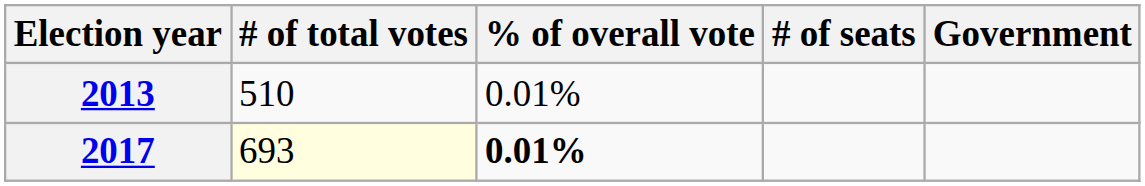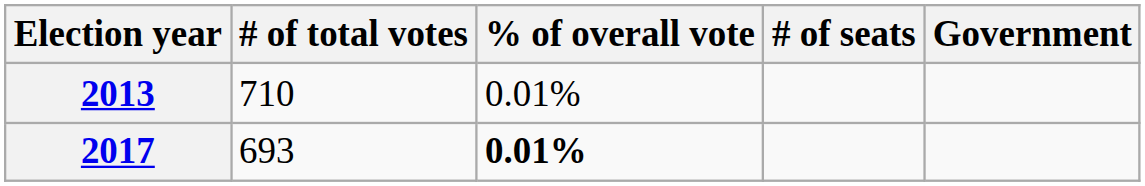(267, 92) 510 -> (267, 92) 710
(267, 151) lightyellow background -> (267, 151) no background
